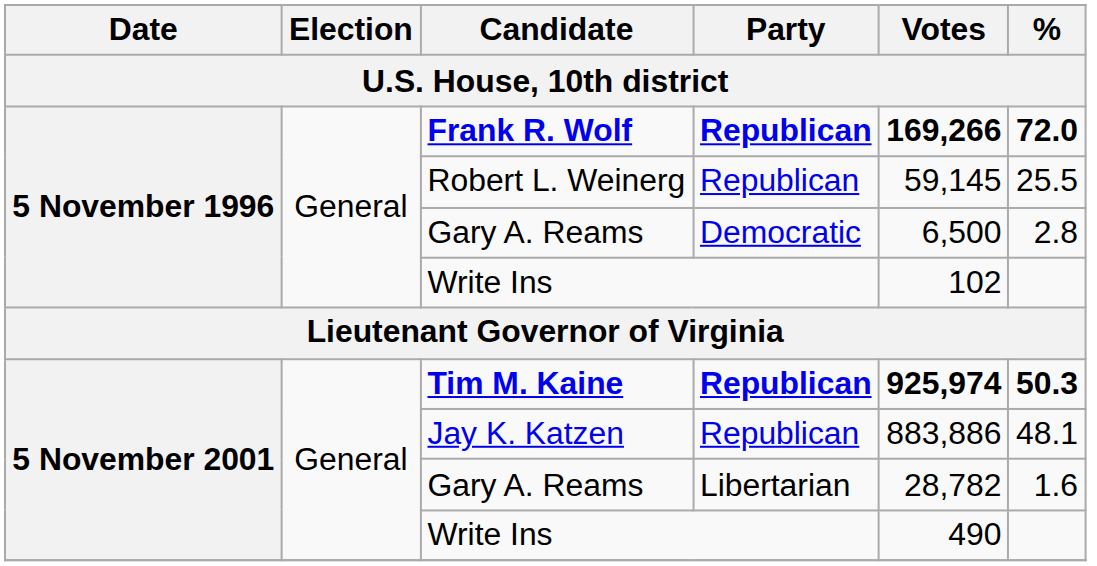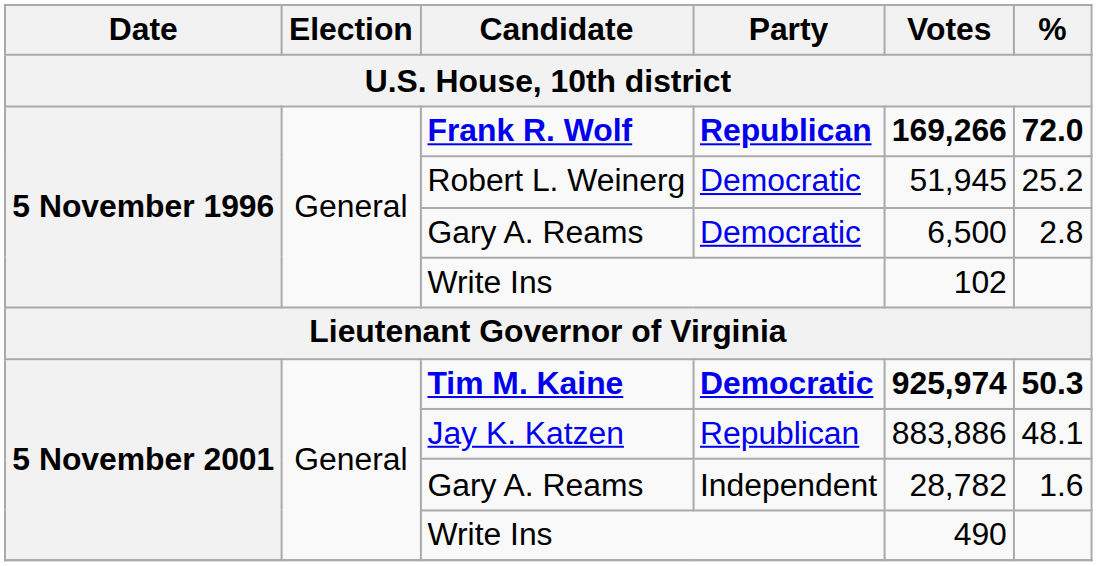(780, 181) Republican -> (780, 181) Democratic
(953, 181) 59,145 -> (958, 181) 51,945
(1047, 181) 25.5 -> (1052, 181) 25.2
(786, 383) Republican -> (787, 383) Democratic
(775, 484) Libertarian -> (789, 484) Independent
